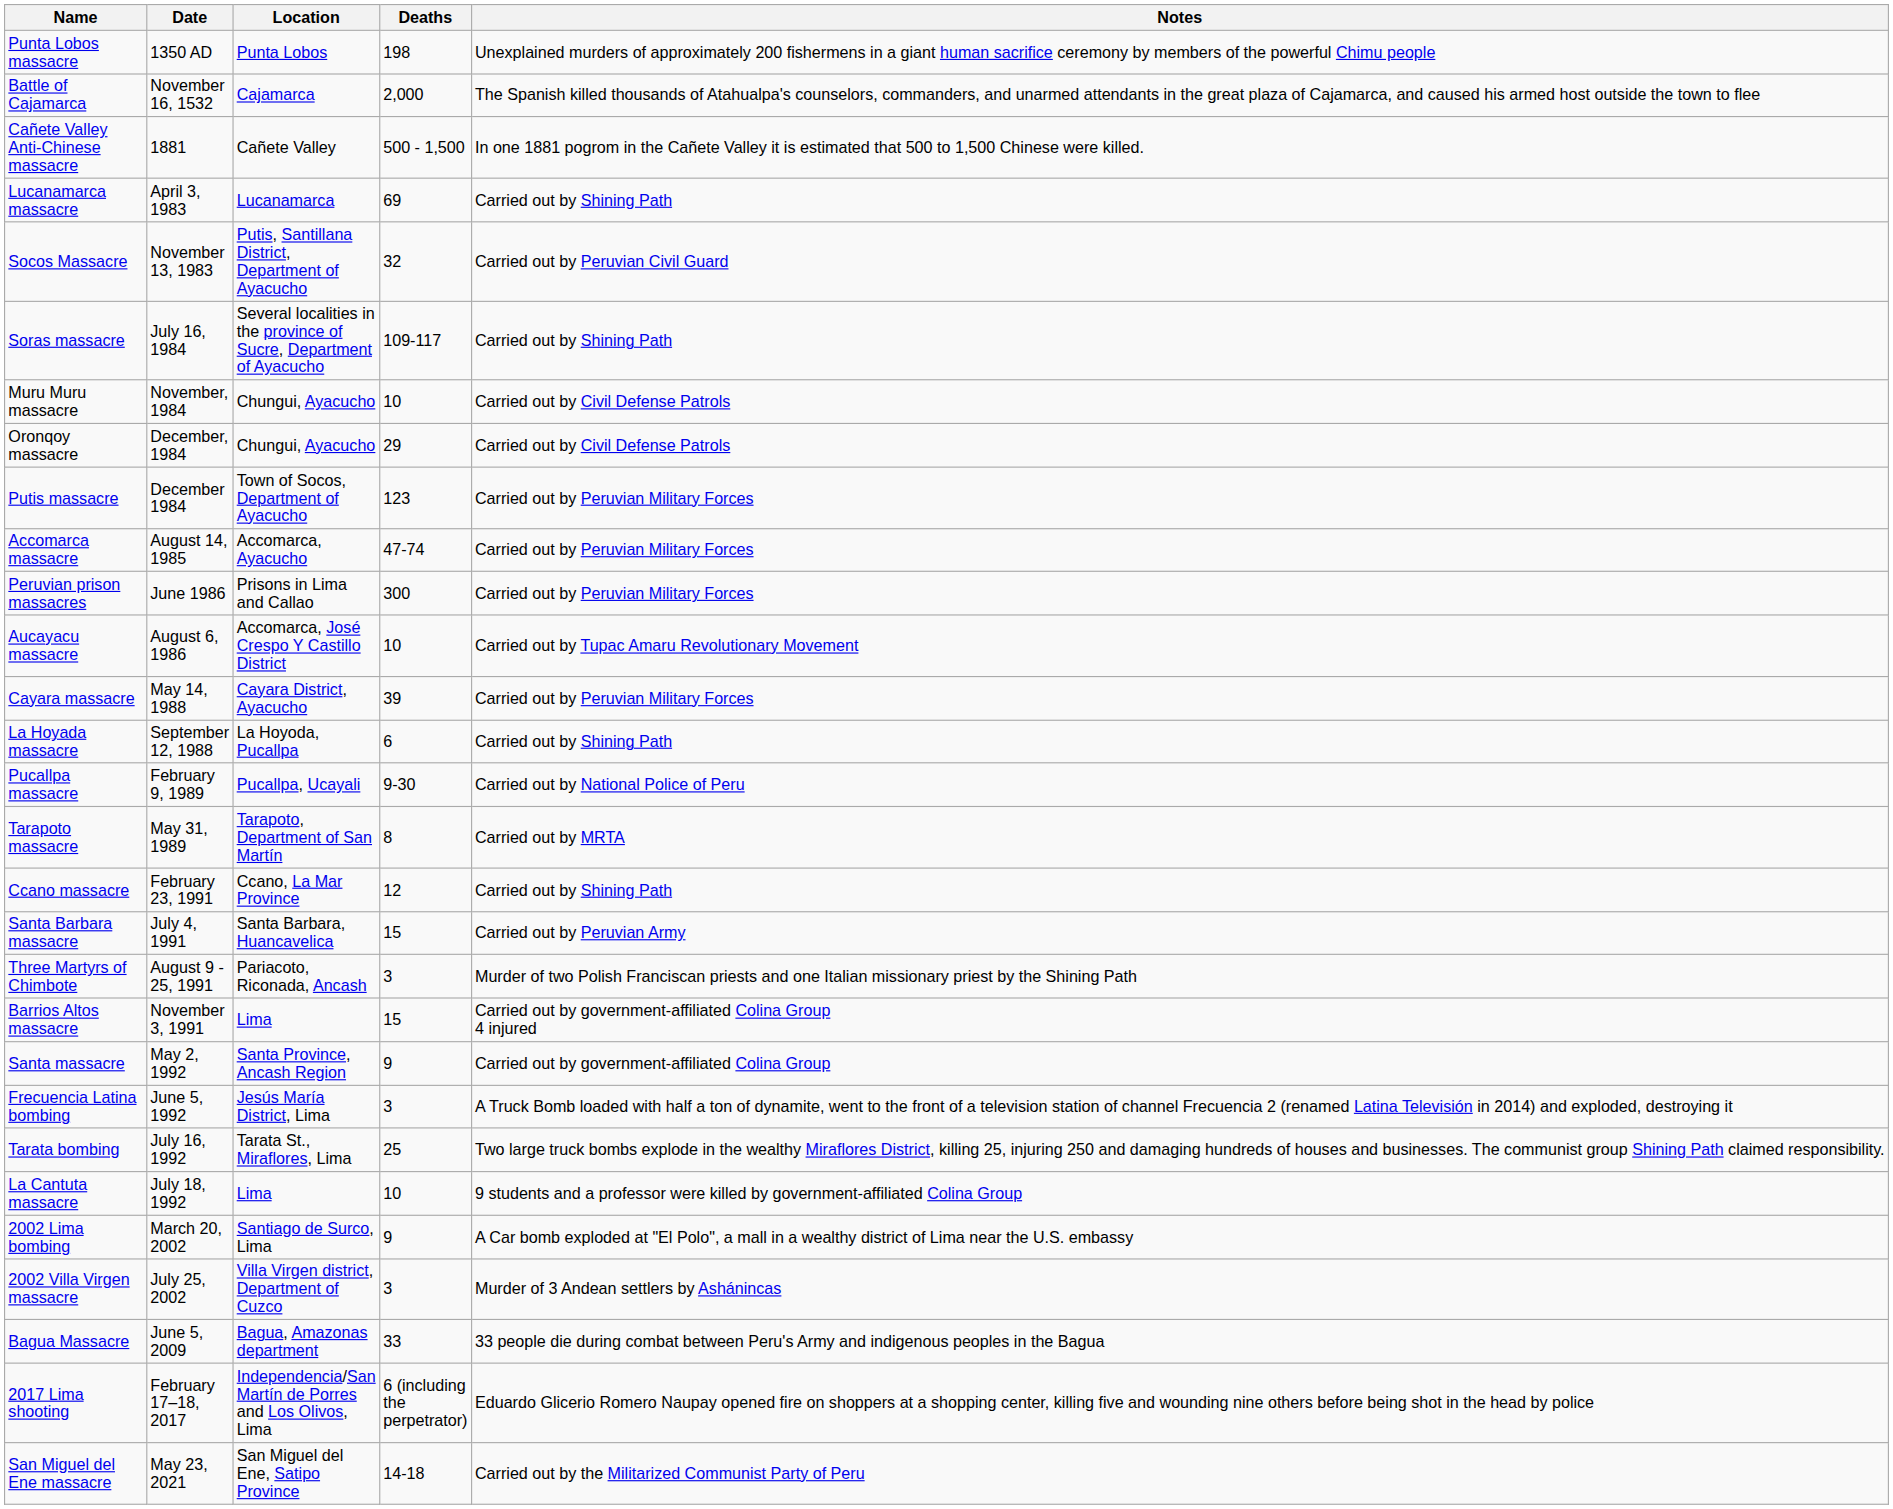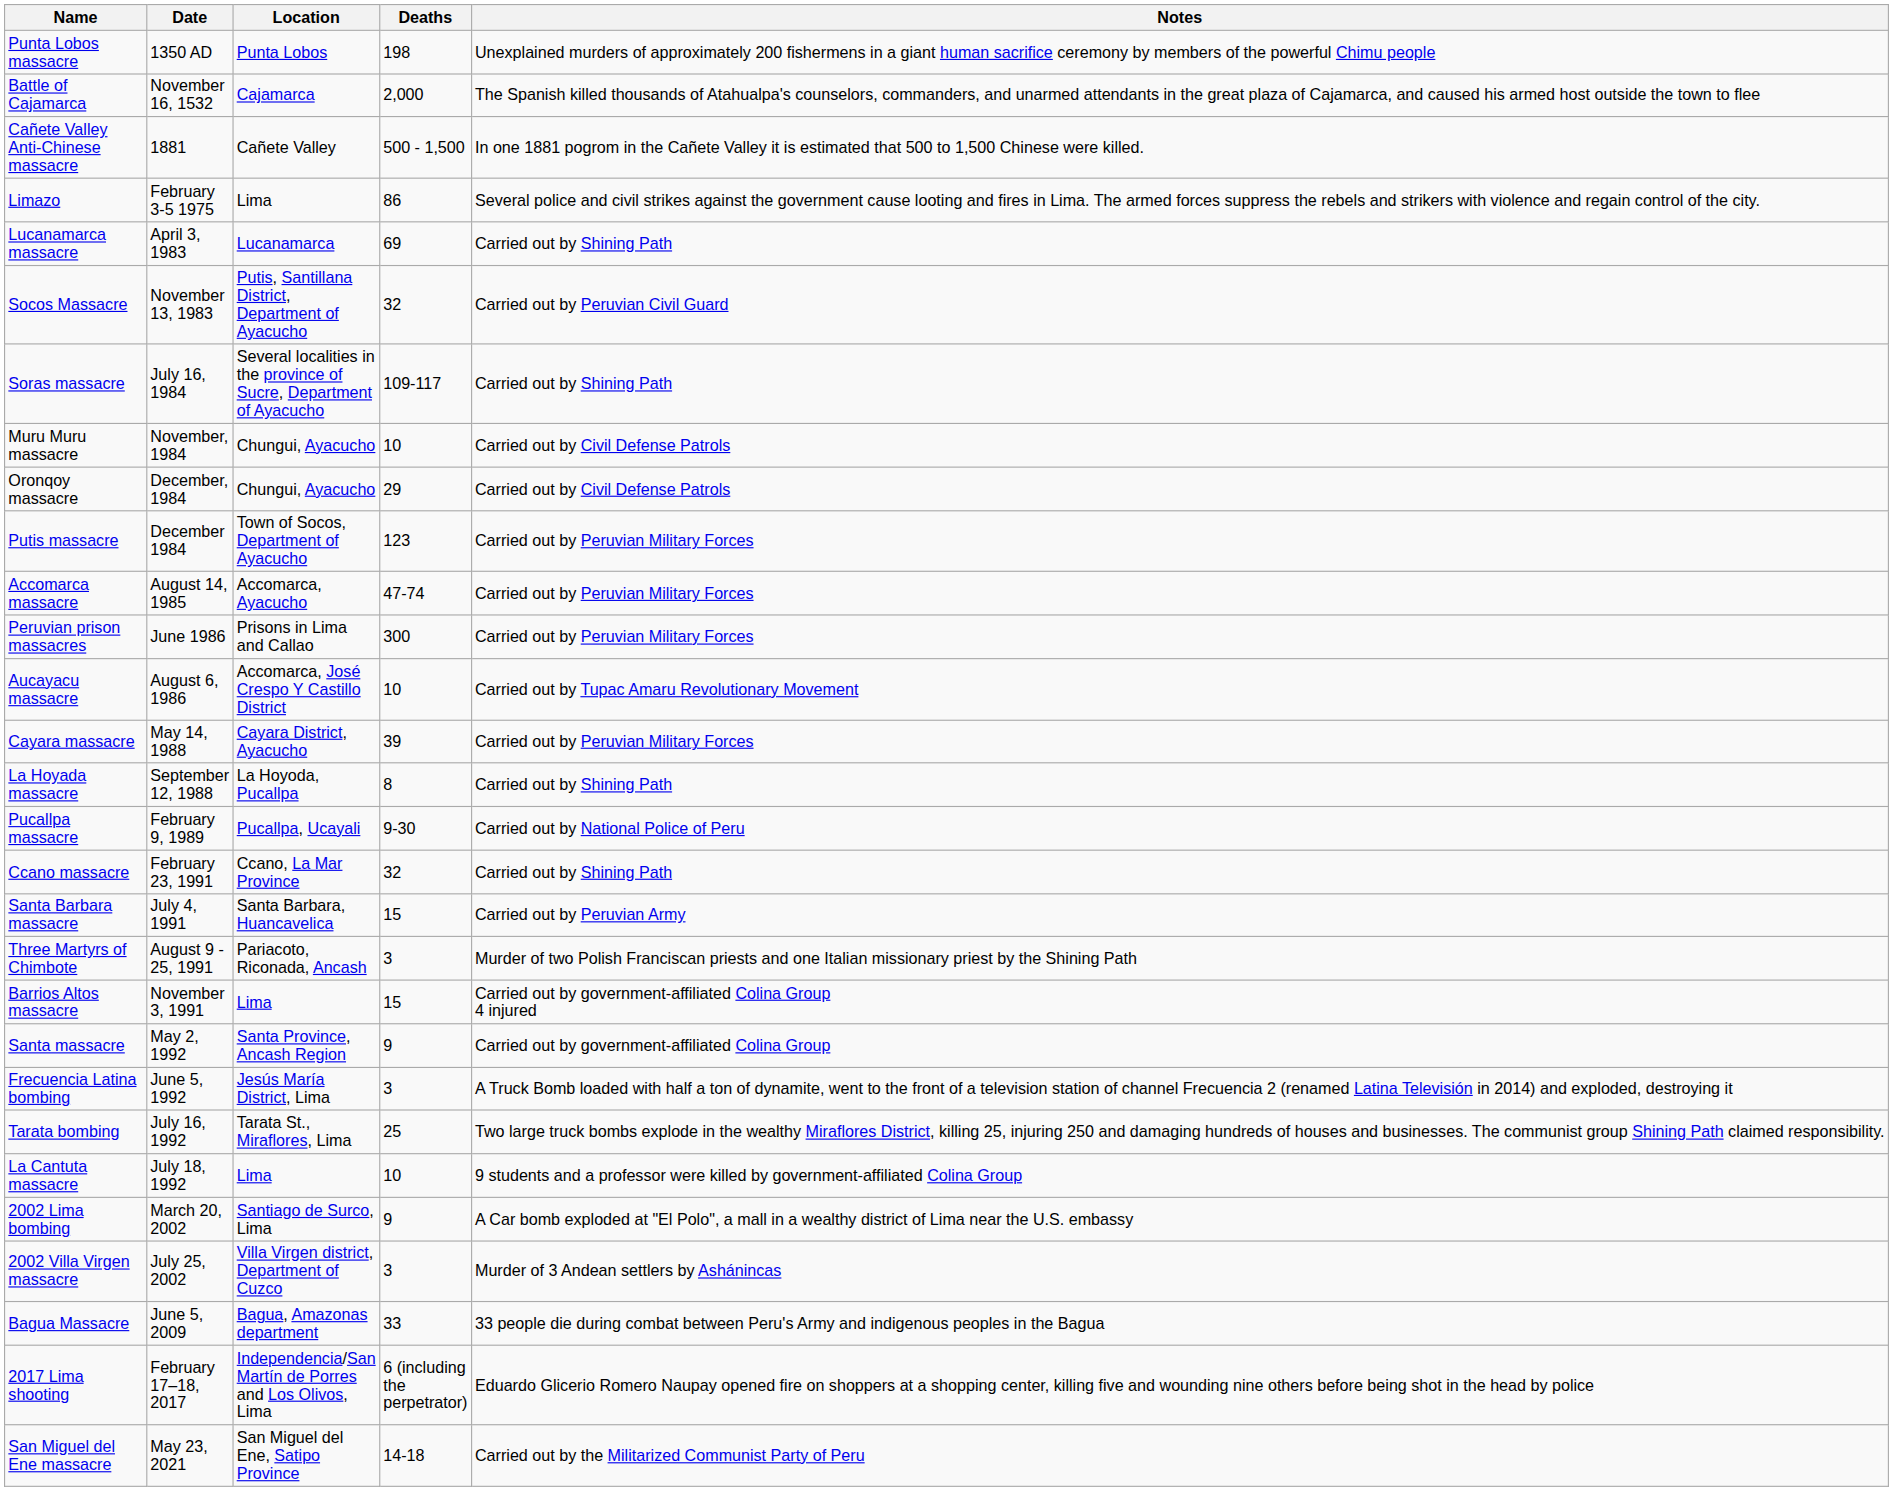+ row: (34, 200)
(388, 742) 6 -> (388, 785) 8
- row: (43, 838)
(392, 890) 12 -> (392, 872) 32
